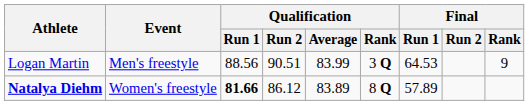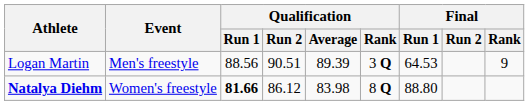(333, 64) 83.99 -> (333, 64) 89.39
(333, 88) 83.89 -> (333, 88) 83.98
(421, 88) 57.89 -> (421, 88) 88.80
